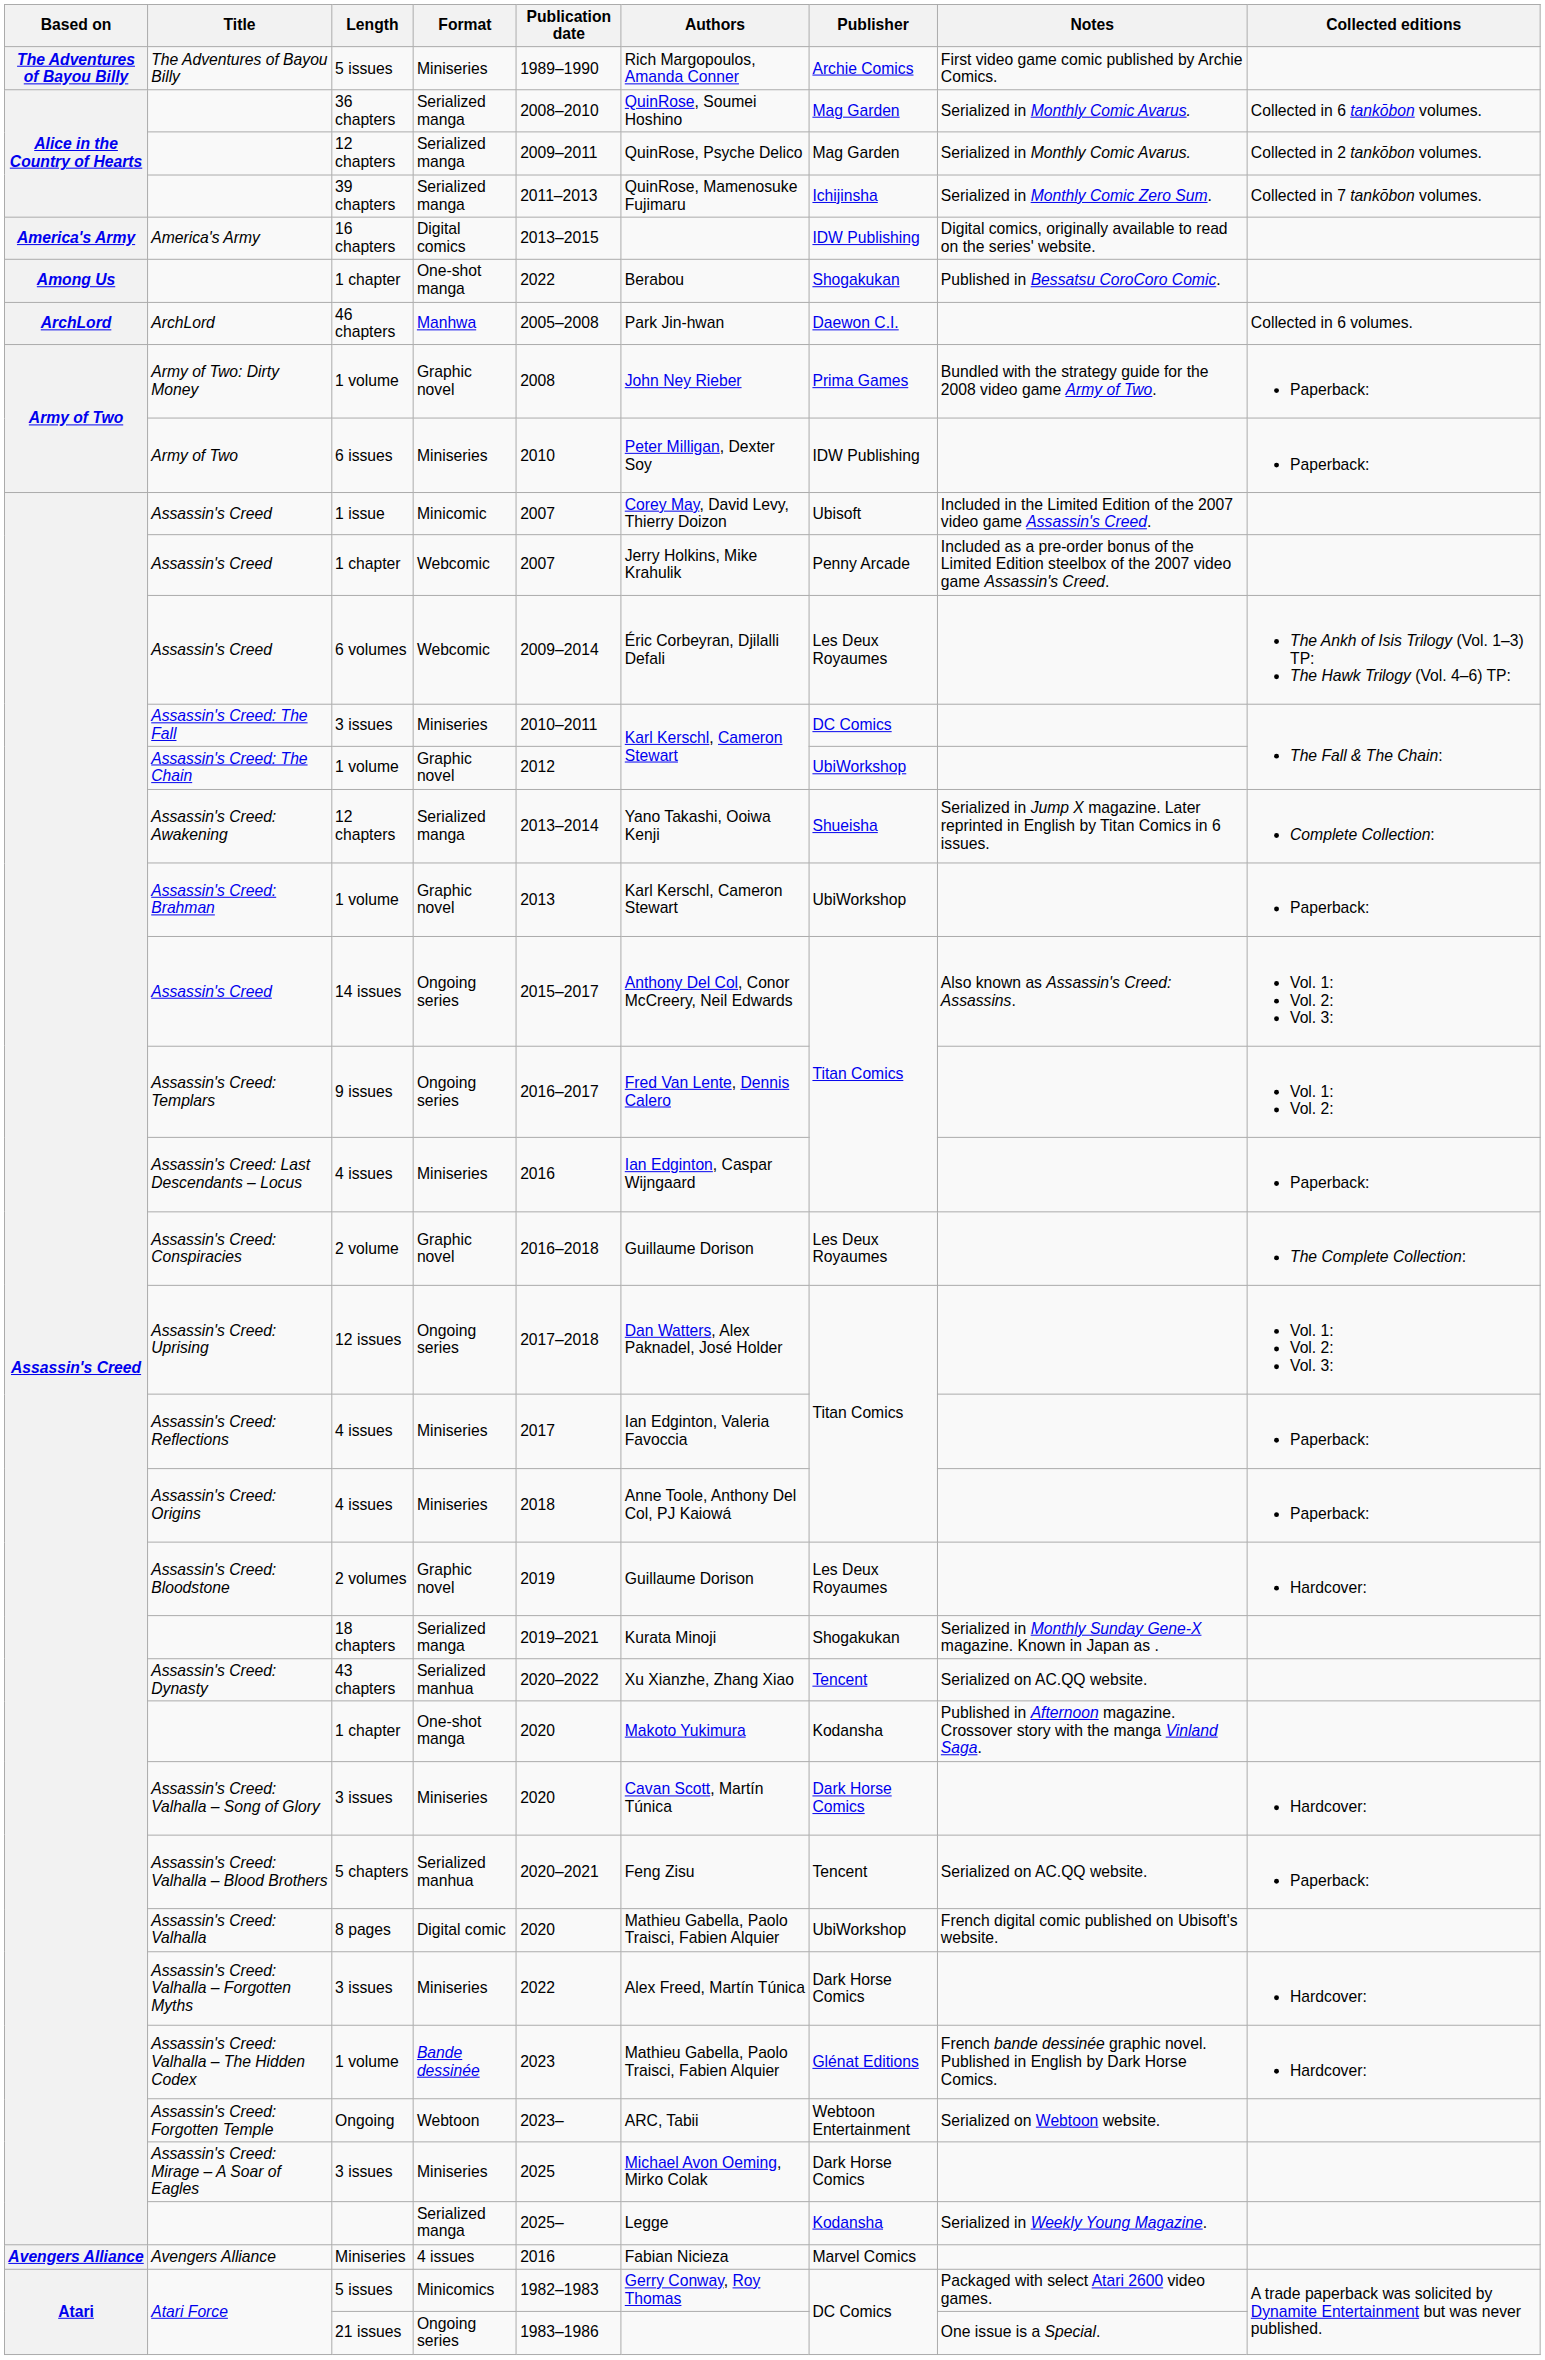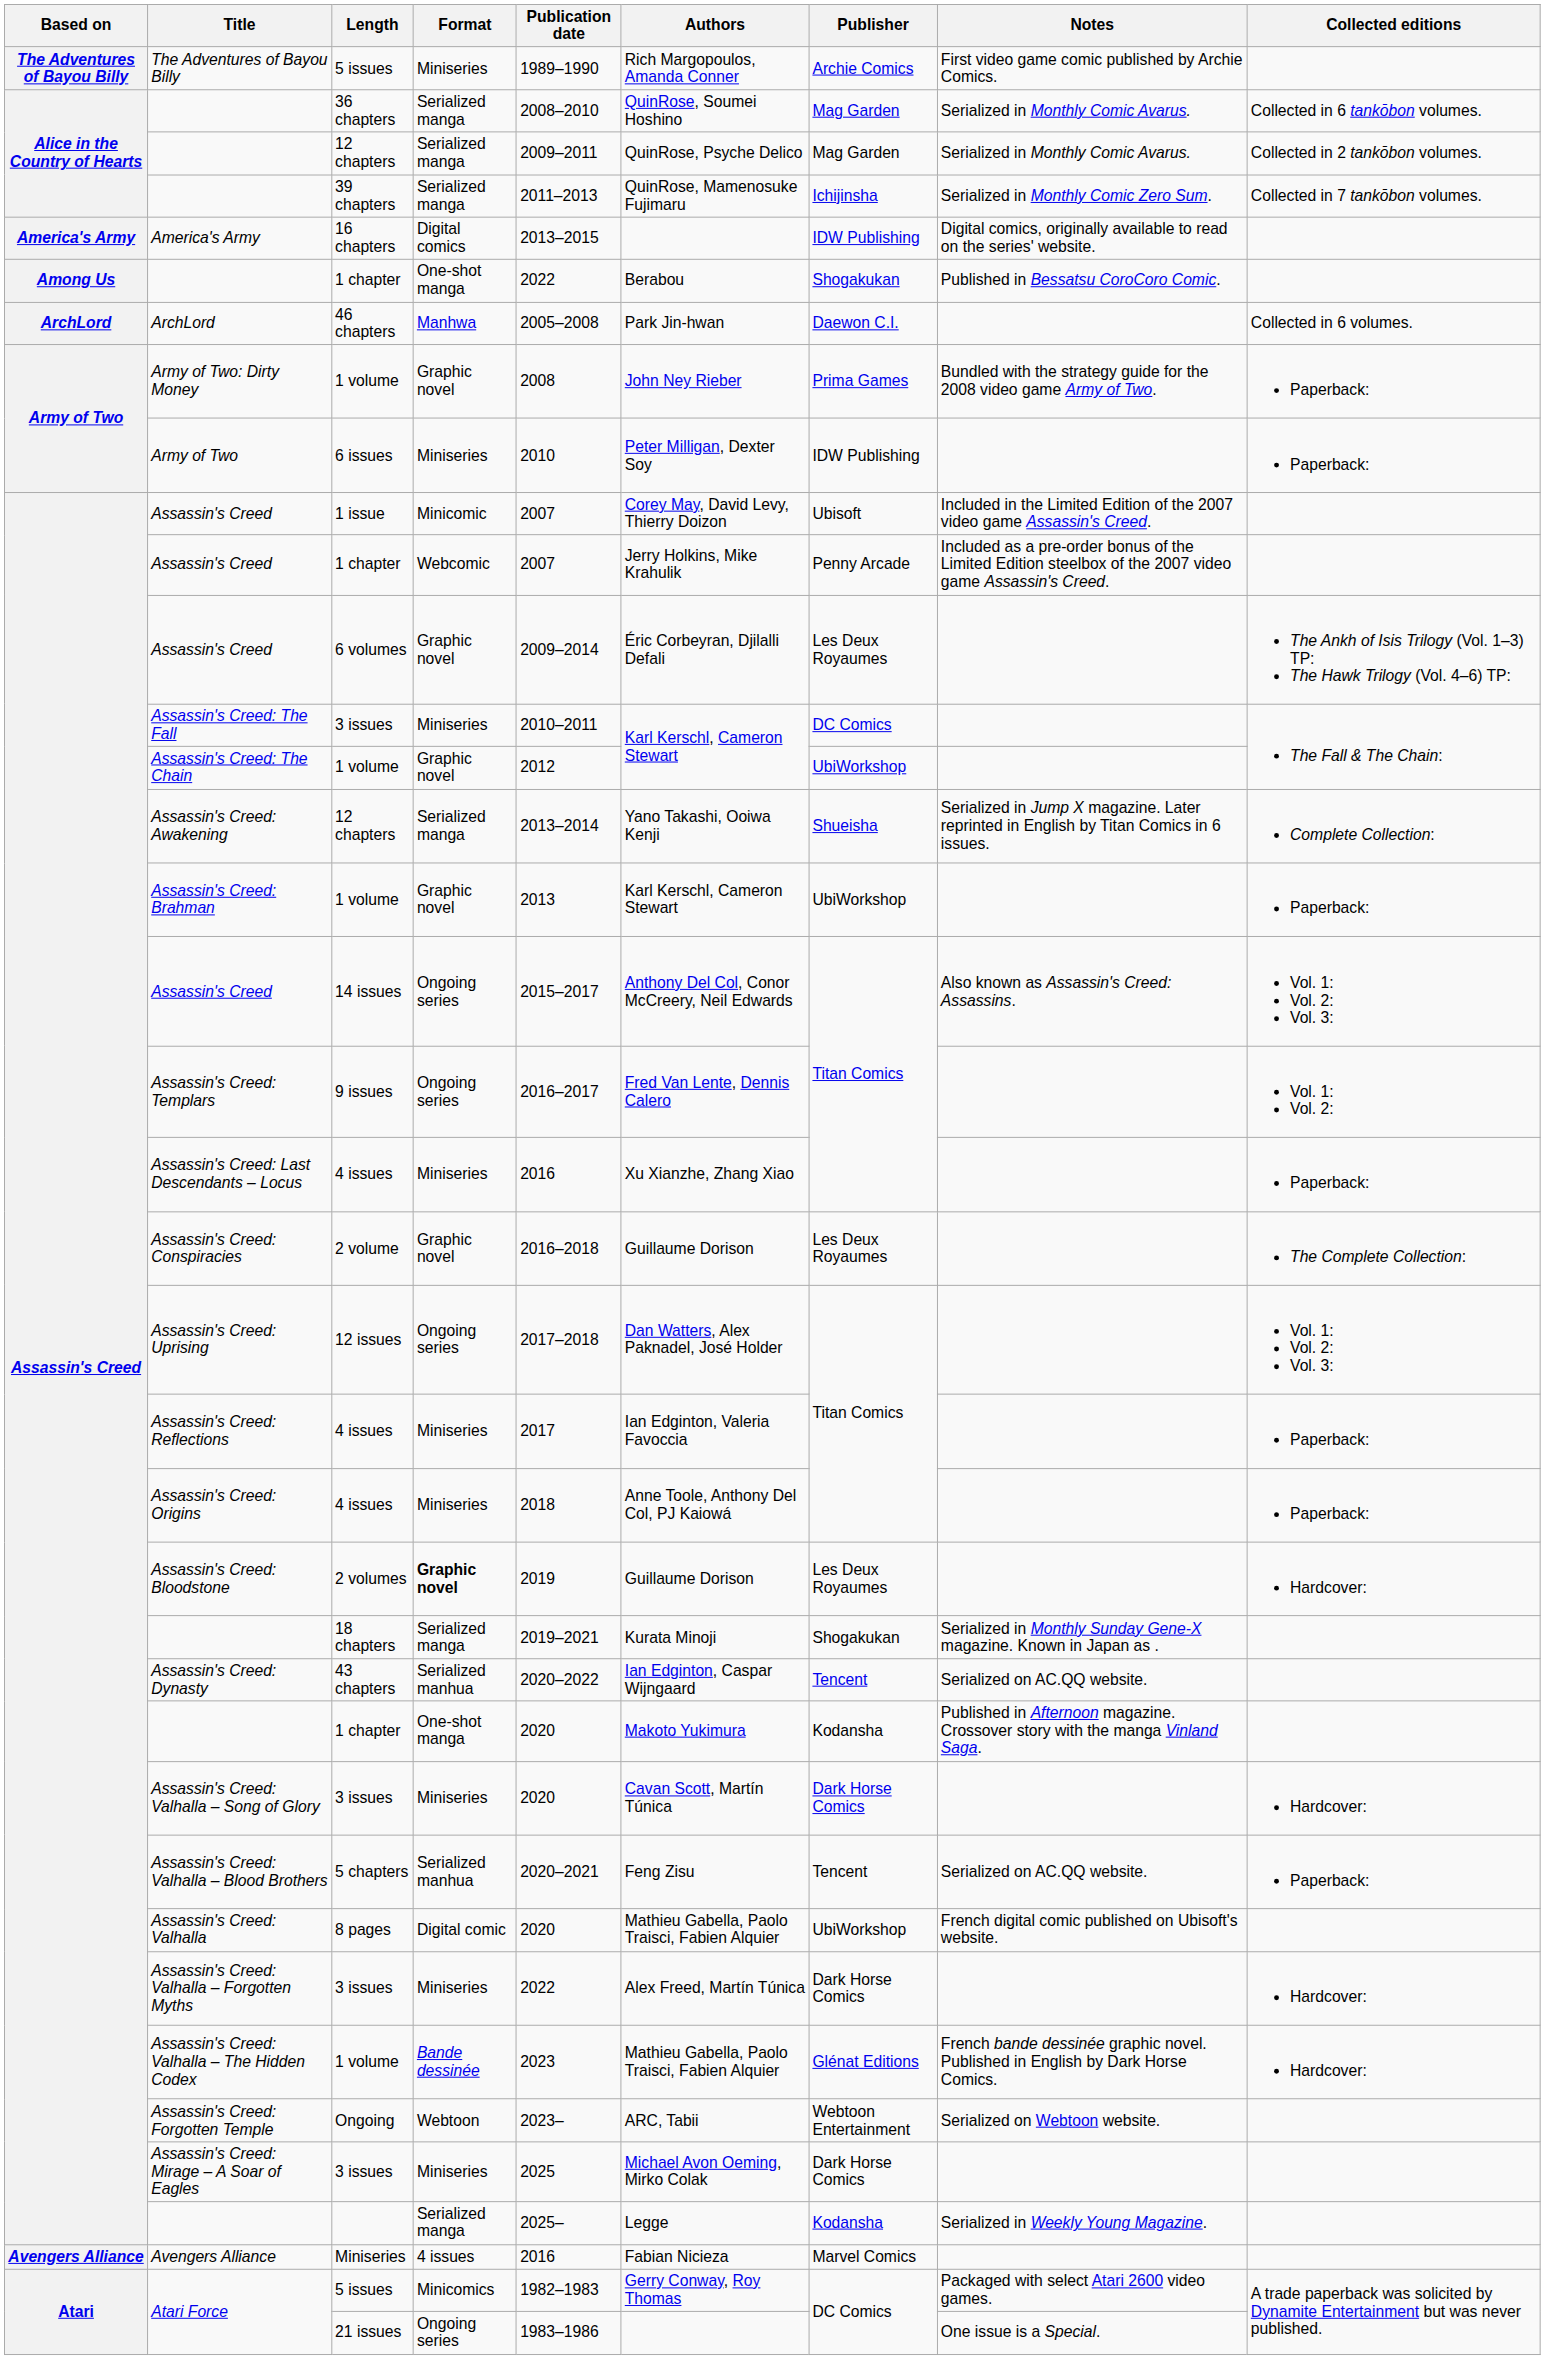(453, 649) Webcomic -> (444, 649) Graphic novel
(698, 1174) Ian Edginton, Caspar Wijngaard -> (709, 1174) Xu Xianzhe, Zhang Xiao
(444, 1579) normal -> (447, 1579) bold
(709, 1679) Xu Xianzhe, Zhang Xiao -> (698, 1679) Ian Edginton, Caspar Wijngaard
